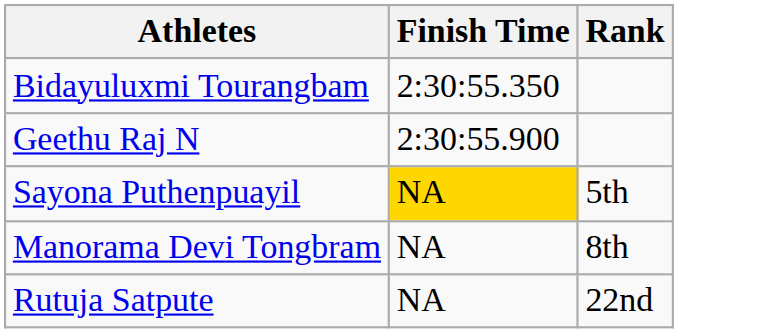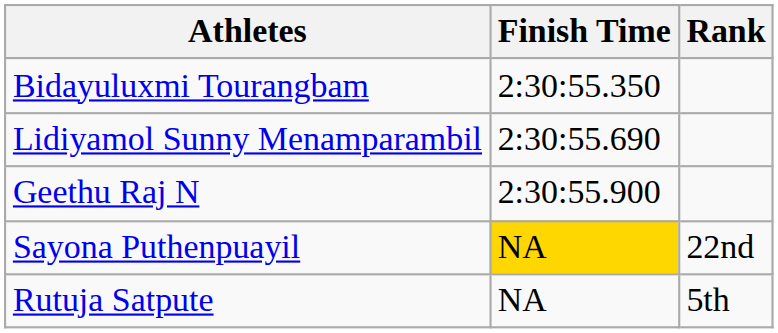+ row: (247, 138)
(607, 192) 5th -> (720, 246) 22nd
- row: (197, 246)
(619, 300) 22nd -> (708, 300) 5th
